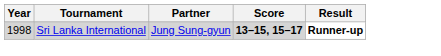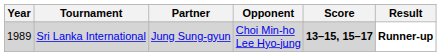+ column: (268, 13)
(19, 31) 1998 -> (19, 37) 1989
